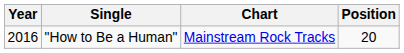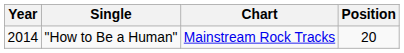(23, 37) 2016 -> (23, 37) 2014
